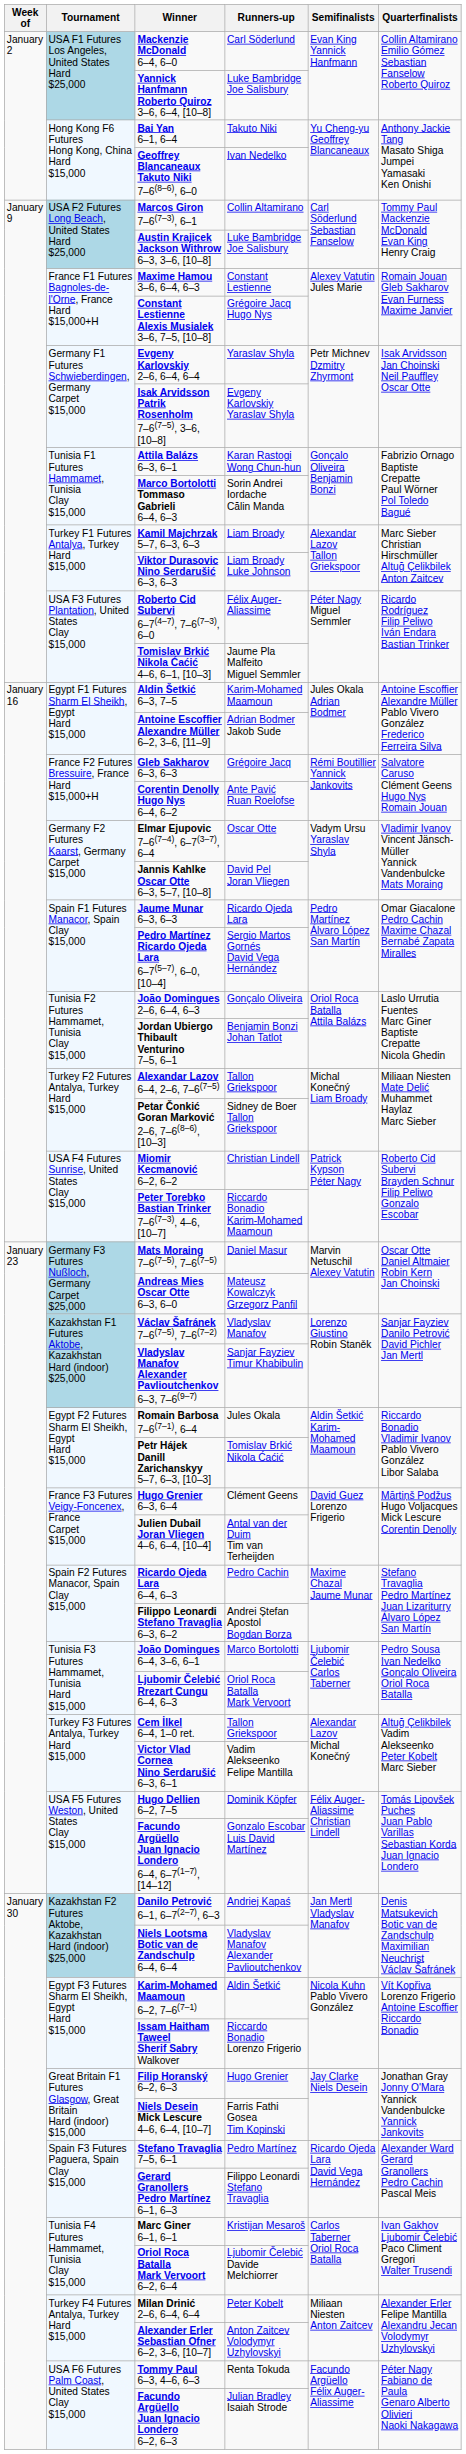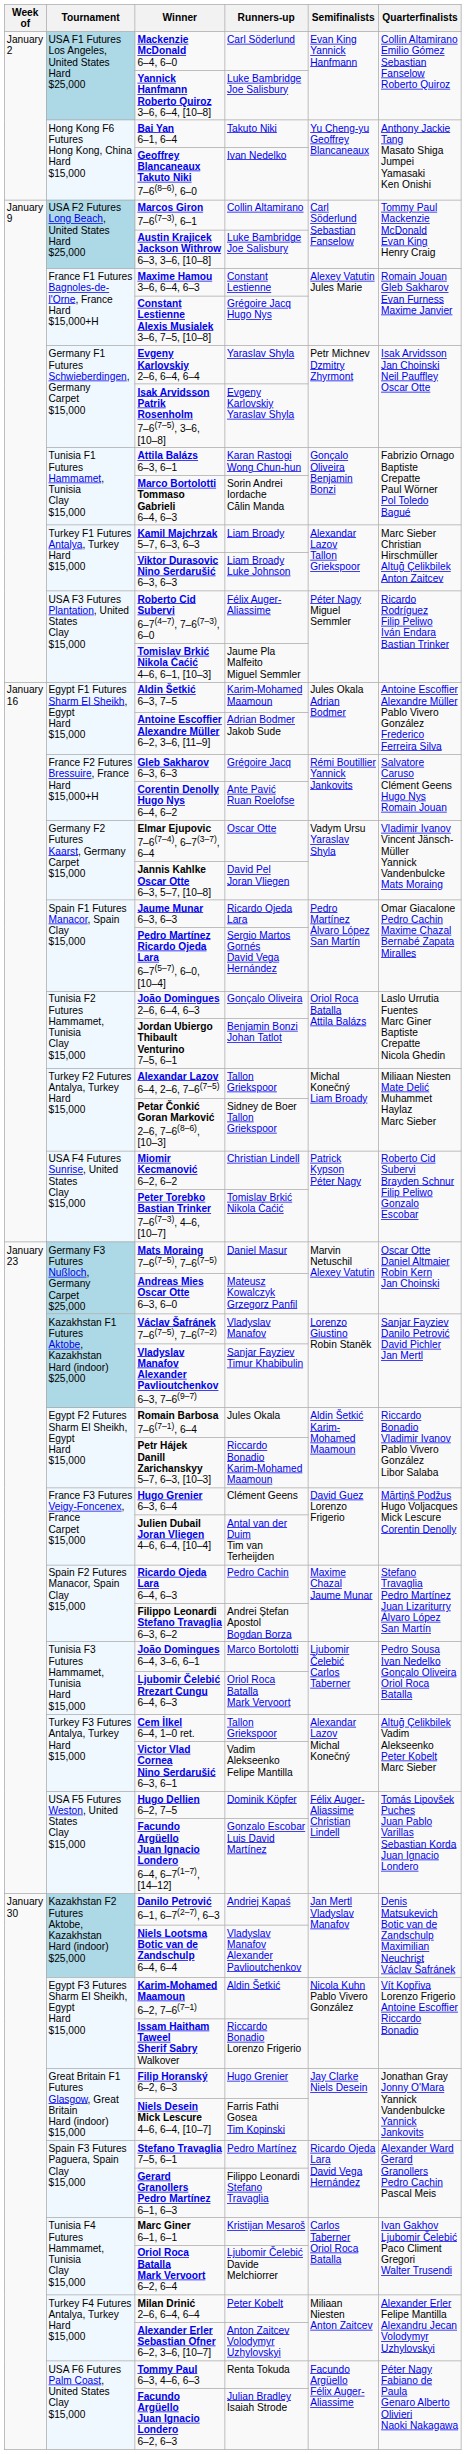(265, 1214) Riccardo Bonadio Karim-Mohamed Maamoun -> (260, 1203) Tomislav Brkić Nikola Ćaćić
(260, 1451) Tomislav Brkić Nikola Ćaćić -> (265, 1462) Riccardo Bonadio Karim-Mohamed Maamoun
